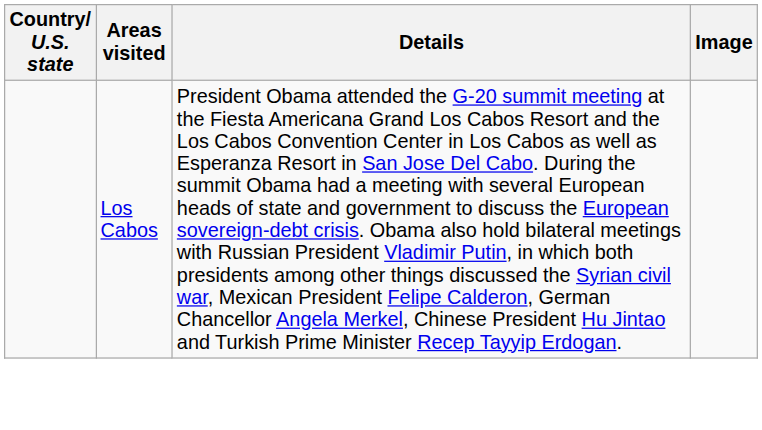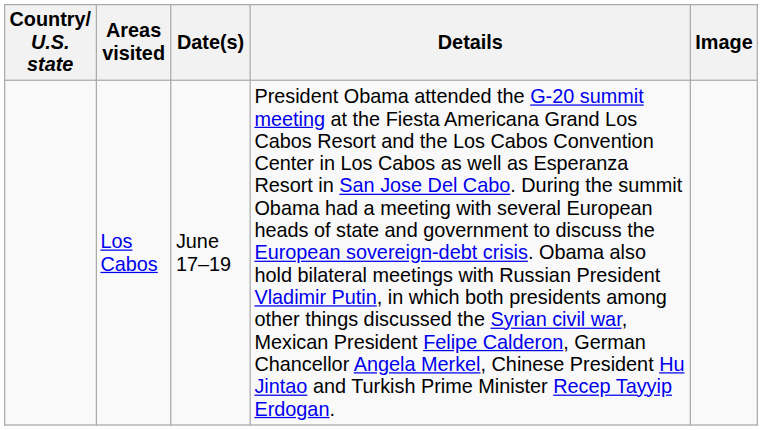+ column: (211, 42)
